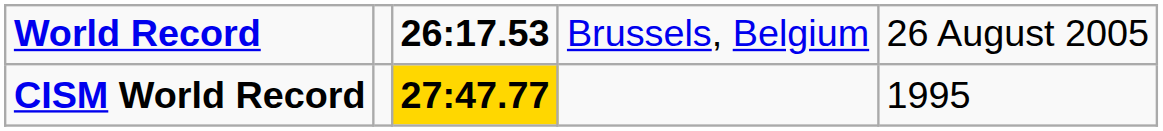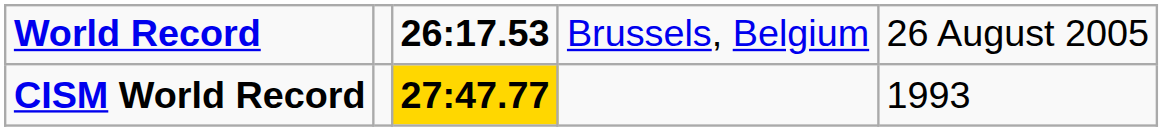(929, 94) 1995 -> (929, 94) 1993
